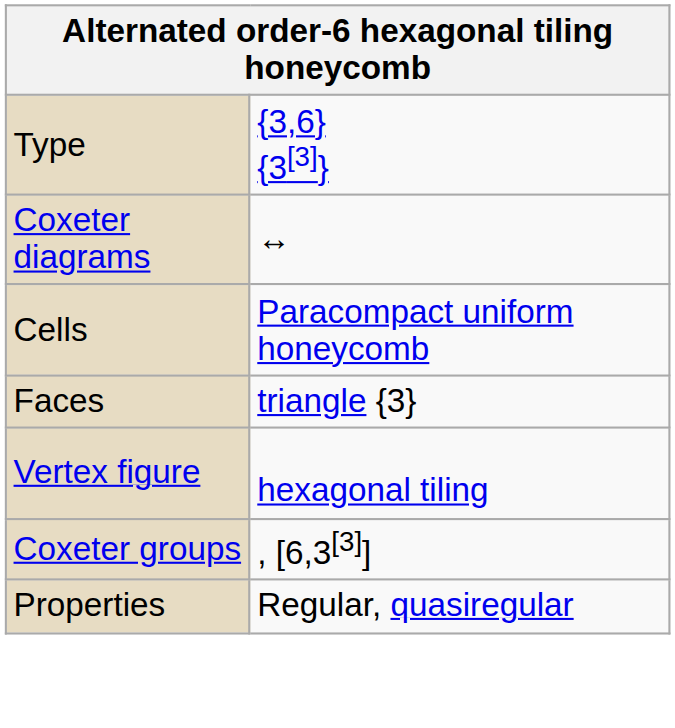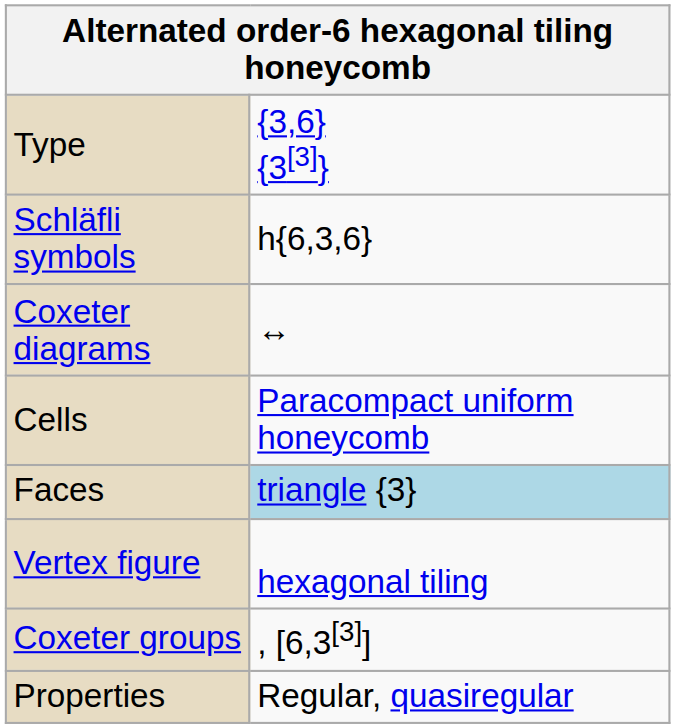+ row: (75, 239)
(337, 401) no background -> (337, 491) lightblue background
